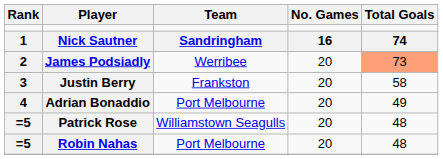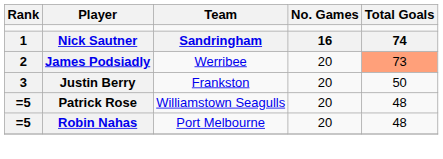(400, 82) 58 -> (400, 82) 50
- row: (23, 102)
